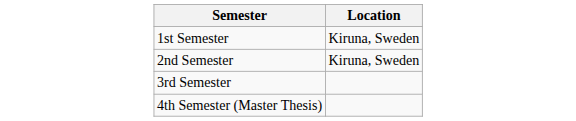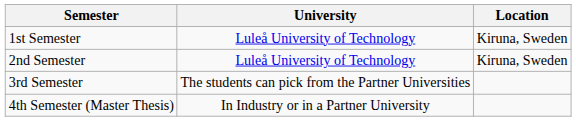+ column: (325, 15)
